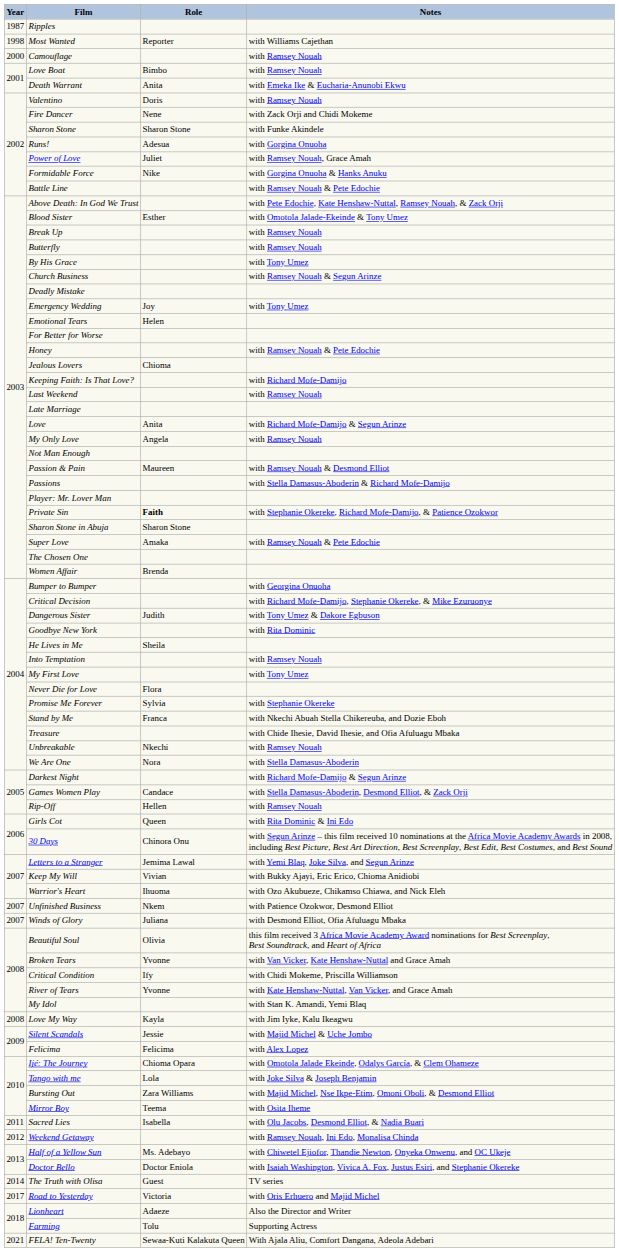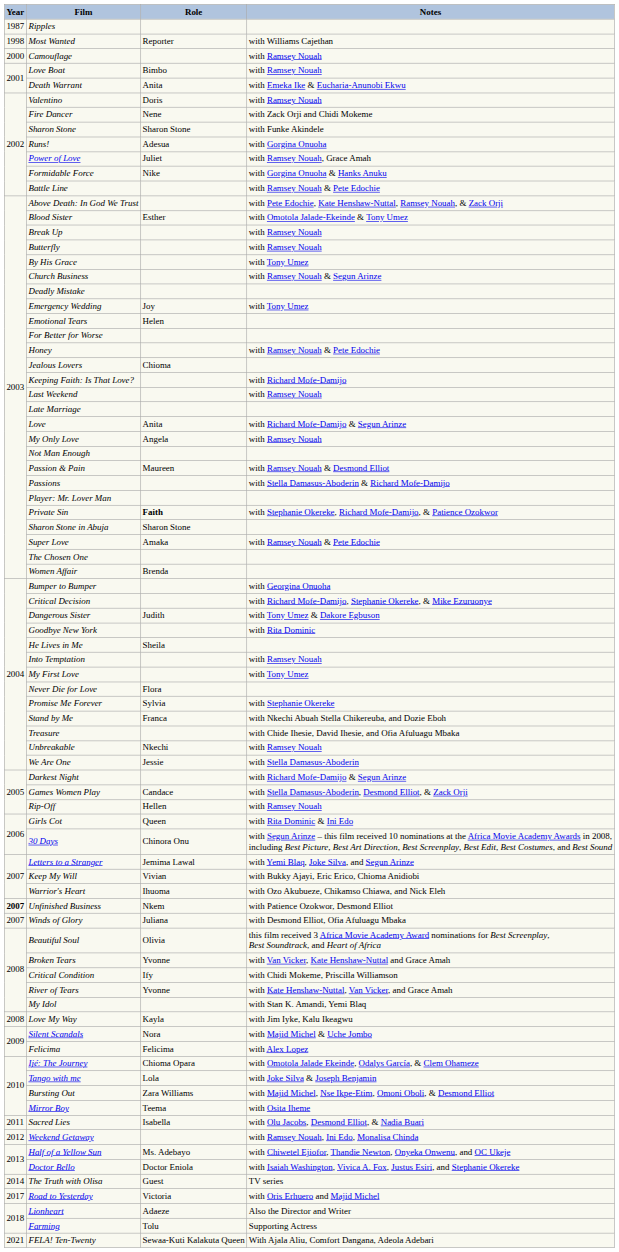(151, 763) Nora -> (153, 763) Jessie
(15, 906) normal -> (15, 906) bold
(153, 1034) Jessie -> (151, 1034) Nora
